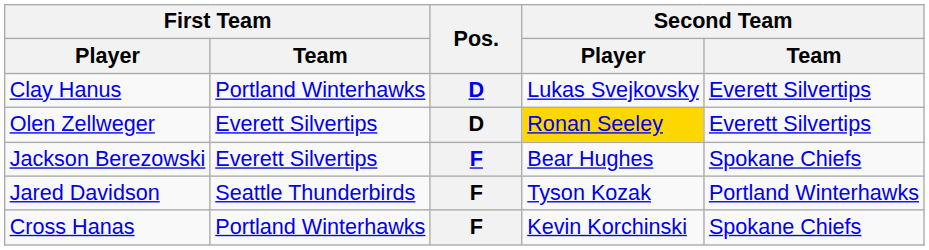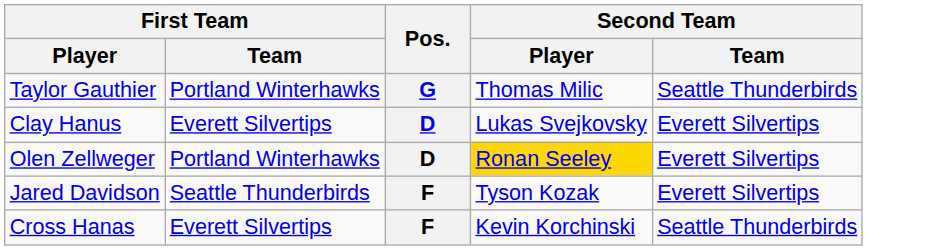+ row: (83, 90)
(320, 90) Portland Winterhawks -> (251, 124) Everett Silvertips
(296, 124) Everett Silvertips -> (275, 158) Portland Winterhawks
- row: (107, 158)
(814, 192) Portland Winterhawks -> (738, 192) Everett Silvertips
(320, 227) Portland Winterhawks -> (251, 227) Everett Silvertips
(785, 227) Spokane Chiefs -> (757, 227) Seattle Thunderbirds
